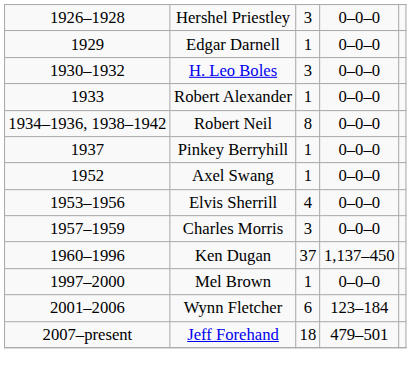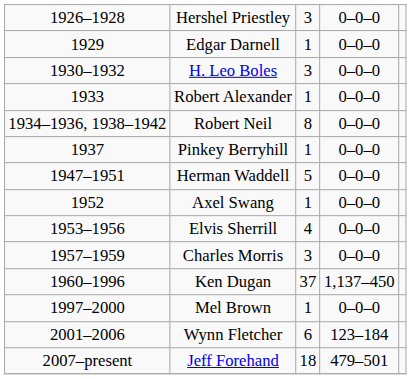+ row: (233, 176)
